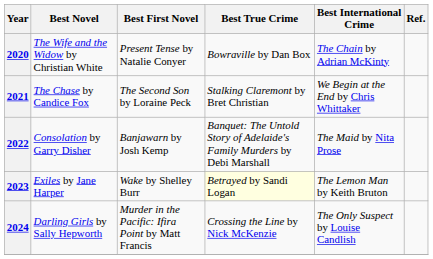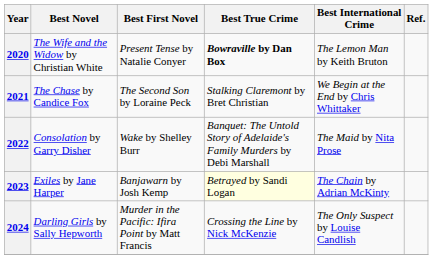(259, 54) normal -> (249, 54) bold
(353, 54) The Chain by Adrian McKinty -> (353, 54) The Lemon Man by Keith Bruton
(151, 144) Banjawarn by Josh Kemp -> (156, 144) Wake by Shelley Burr
(156, 186) Wake by Shelley Burr -> (151, 186) Banjawarn by Josh Kemp
(353, 186) The Lemon Man by Keith Bruton -> (353, 186) The Chain by Adrian McKinty
